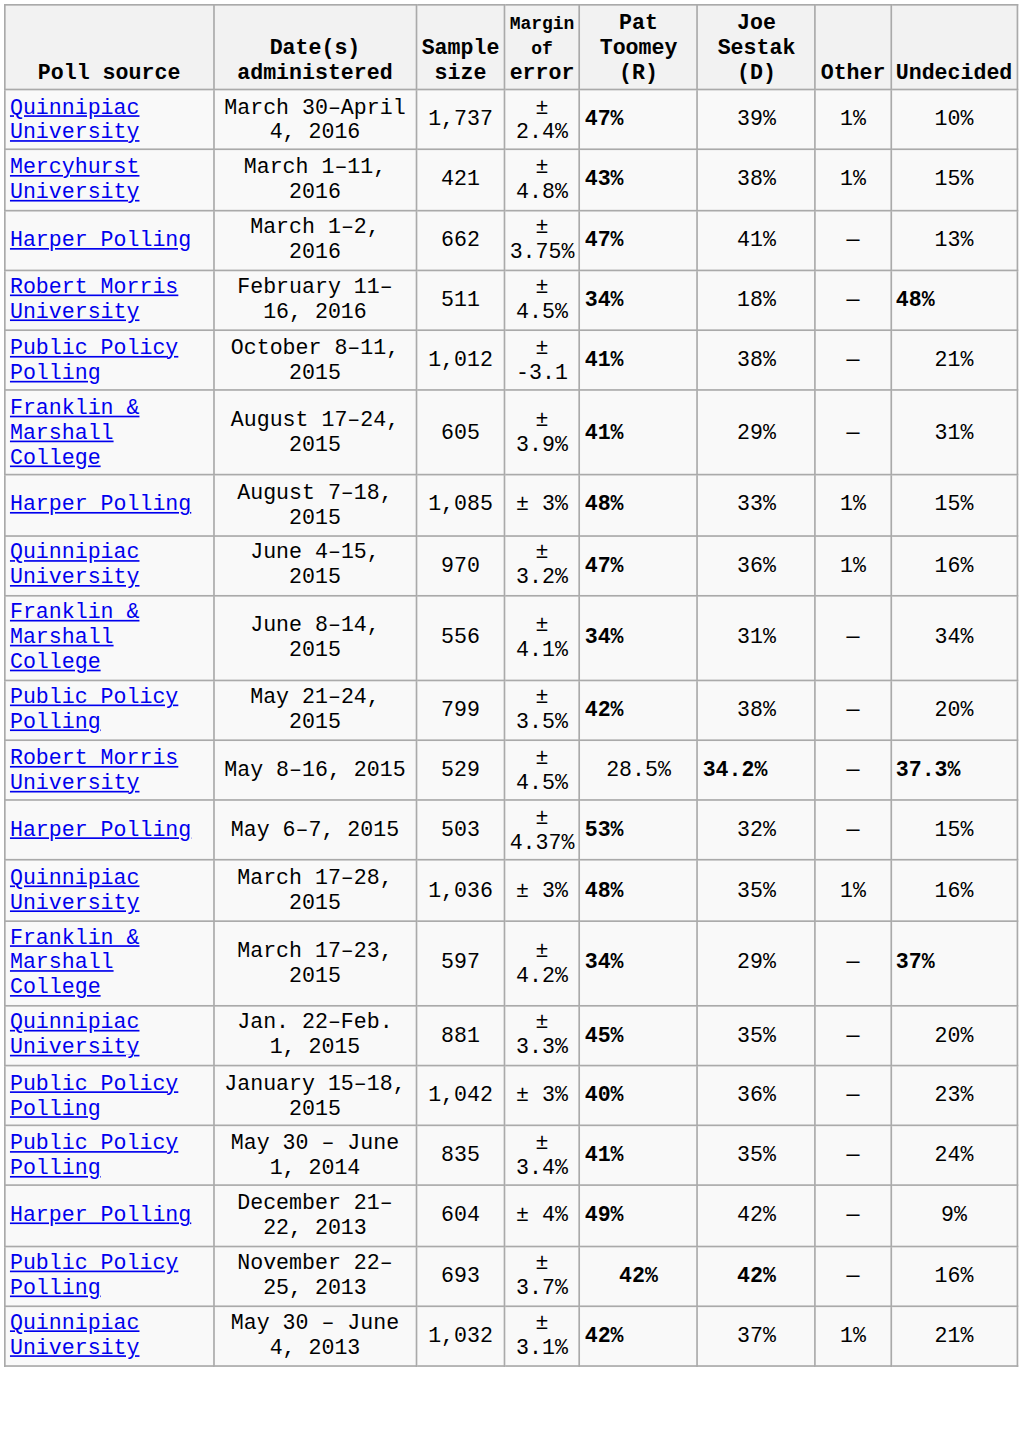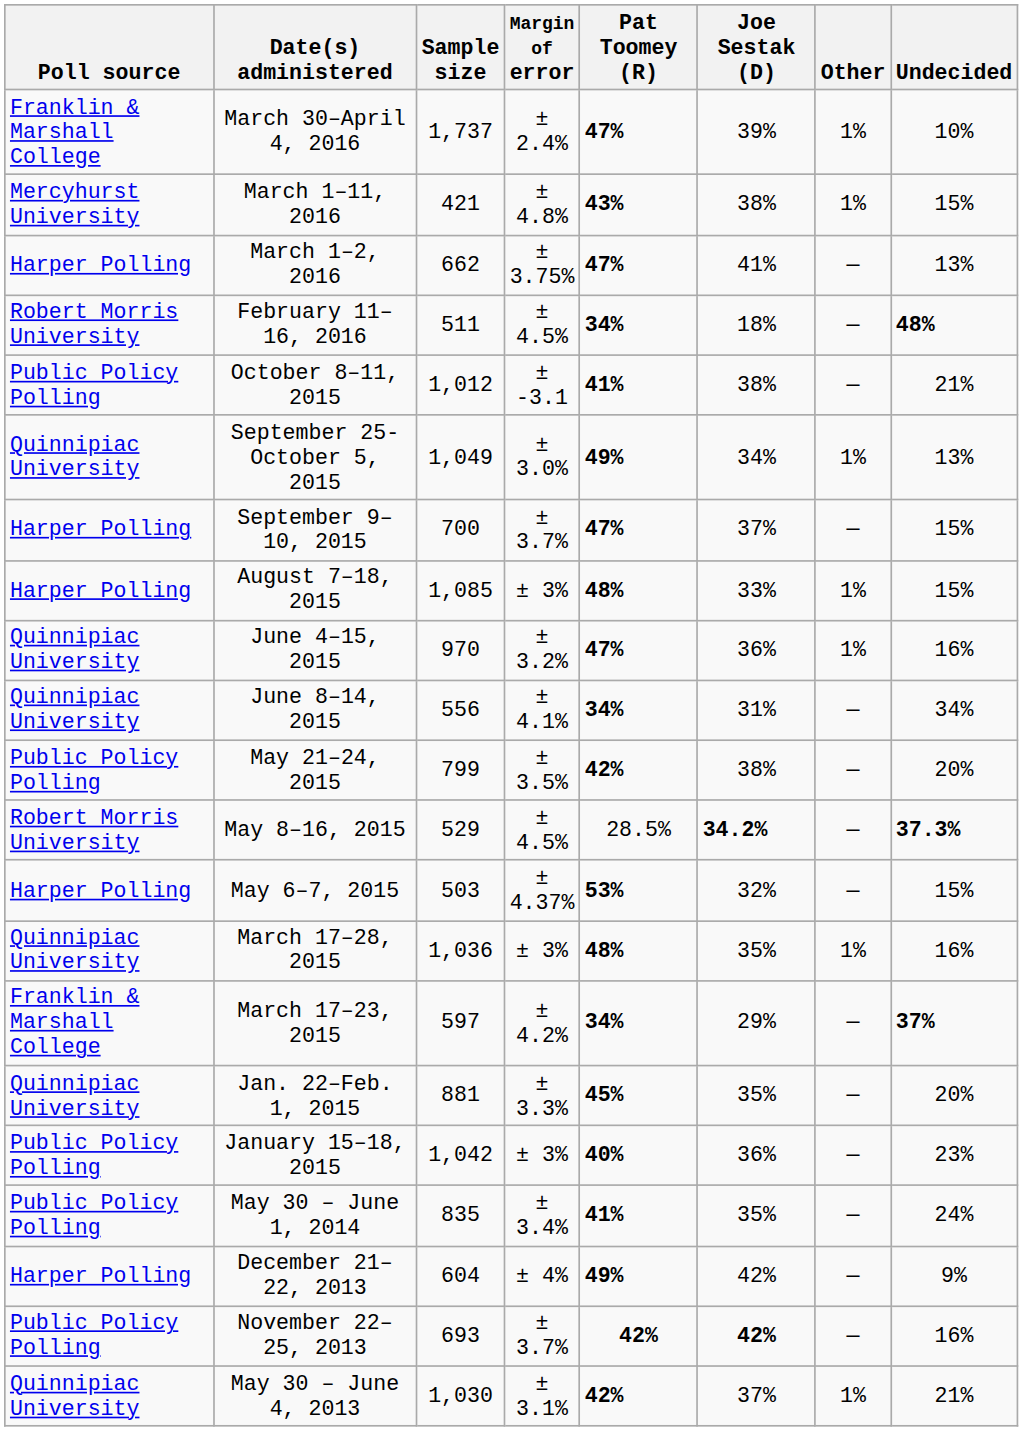(75, 120) Quinnipiac University -> (75, 132) Franklin & Marshall College
+ row: (315, 458)
+ row: (315, 530)
- row: (315, 433)
(75, 638) Franklin & Marshall College -> (75, 710) Quinnipiac University
(461, 1336) 1,032 -> (461, 1396) 1,030
